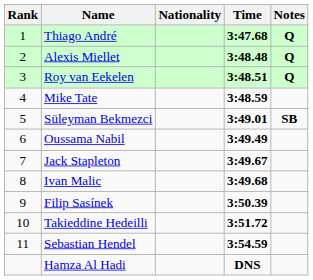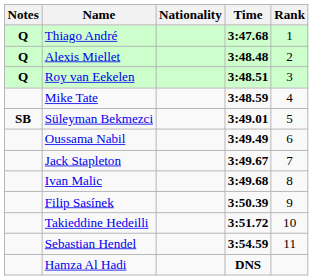columns swapped: (23, 14) <-> (289, 14)
